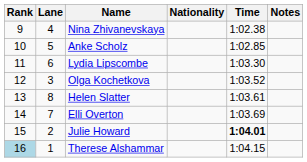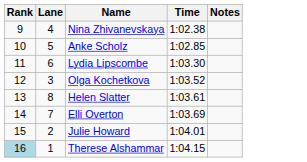- column: (197, 13)
(247, 132) bold -> (187, 132) normal
